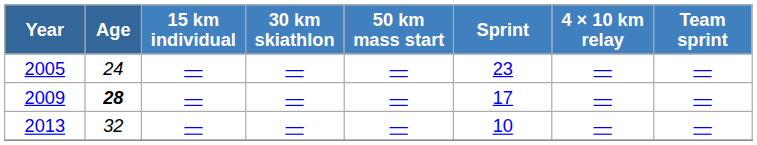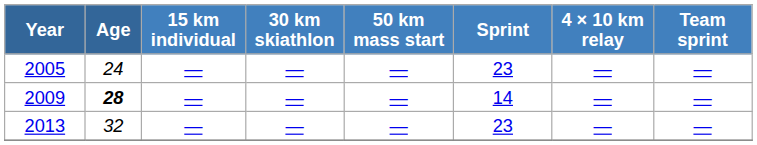(503, 97) 17 -> (503, 97) 14
(503, 126) 10 -> (503, 126) 23
